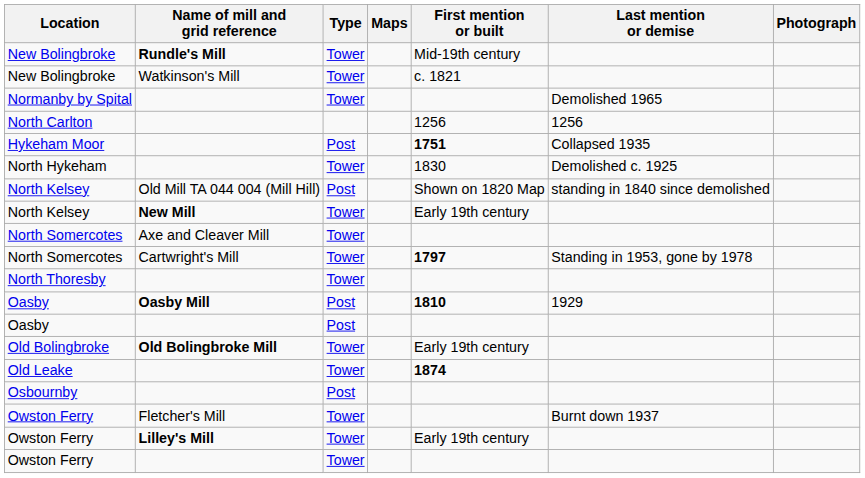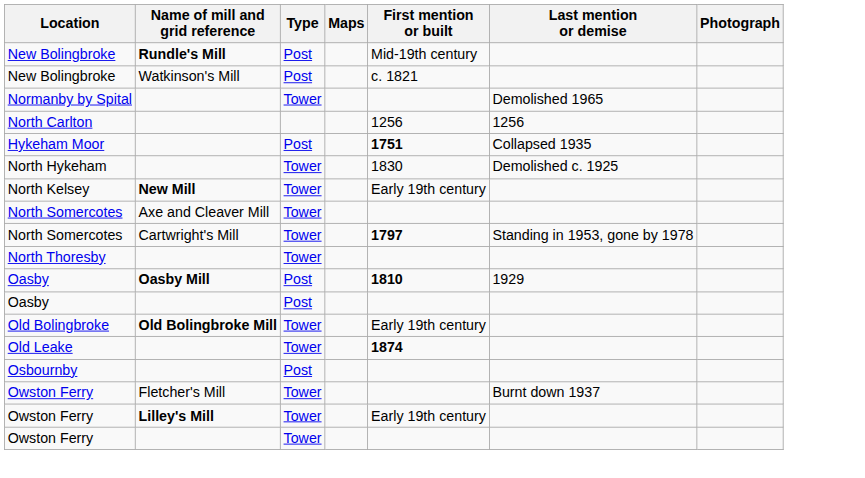(346, 54) Tower -> (298, 54) Post
(346, 76) Tower -> (298, 76) Post
- row: (48, 189)
